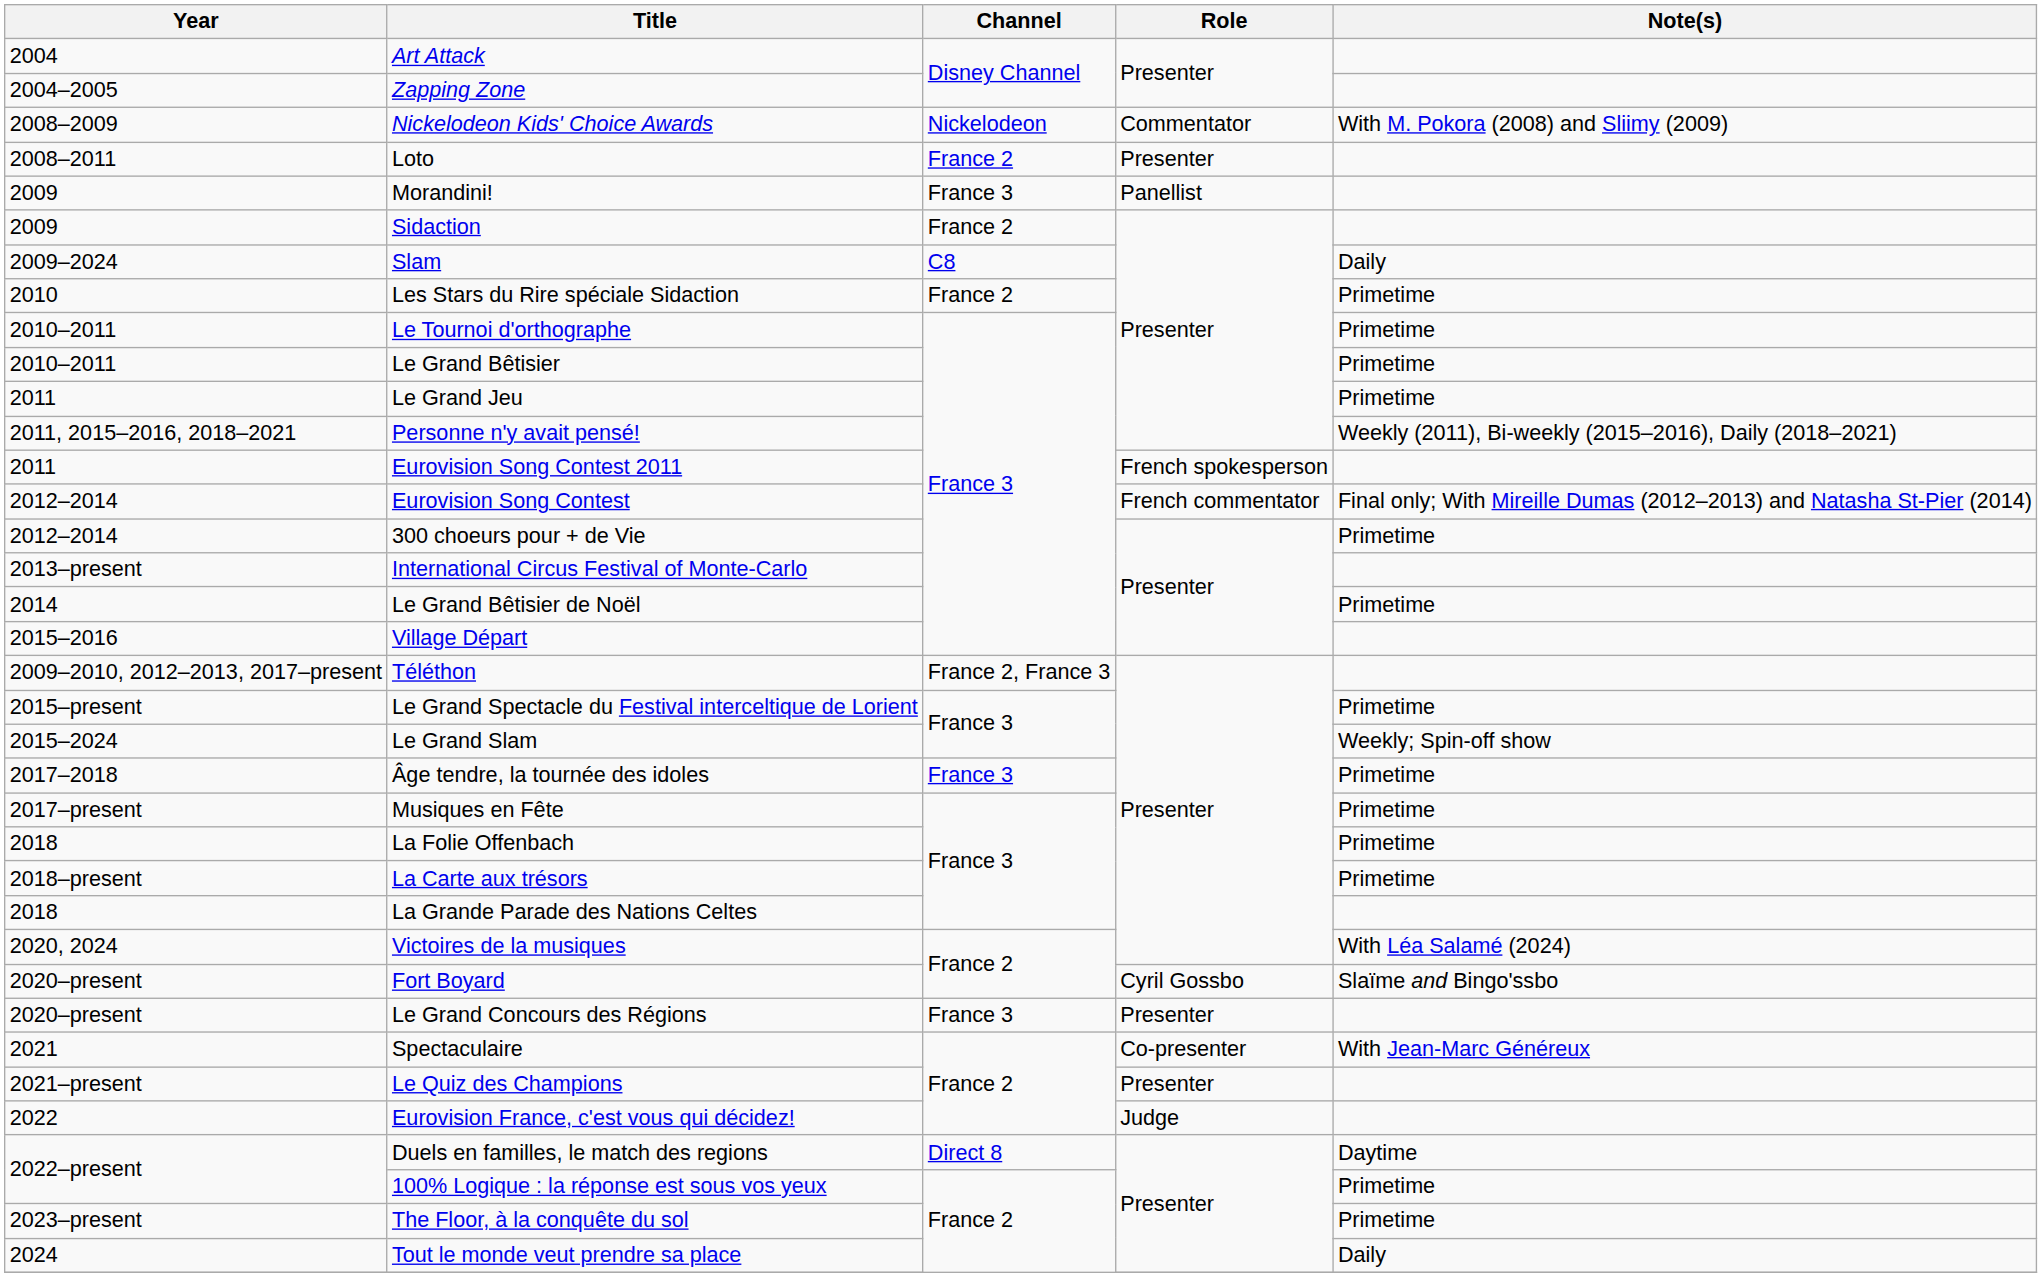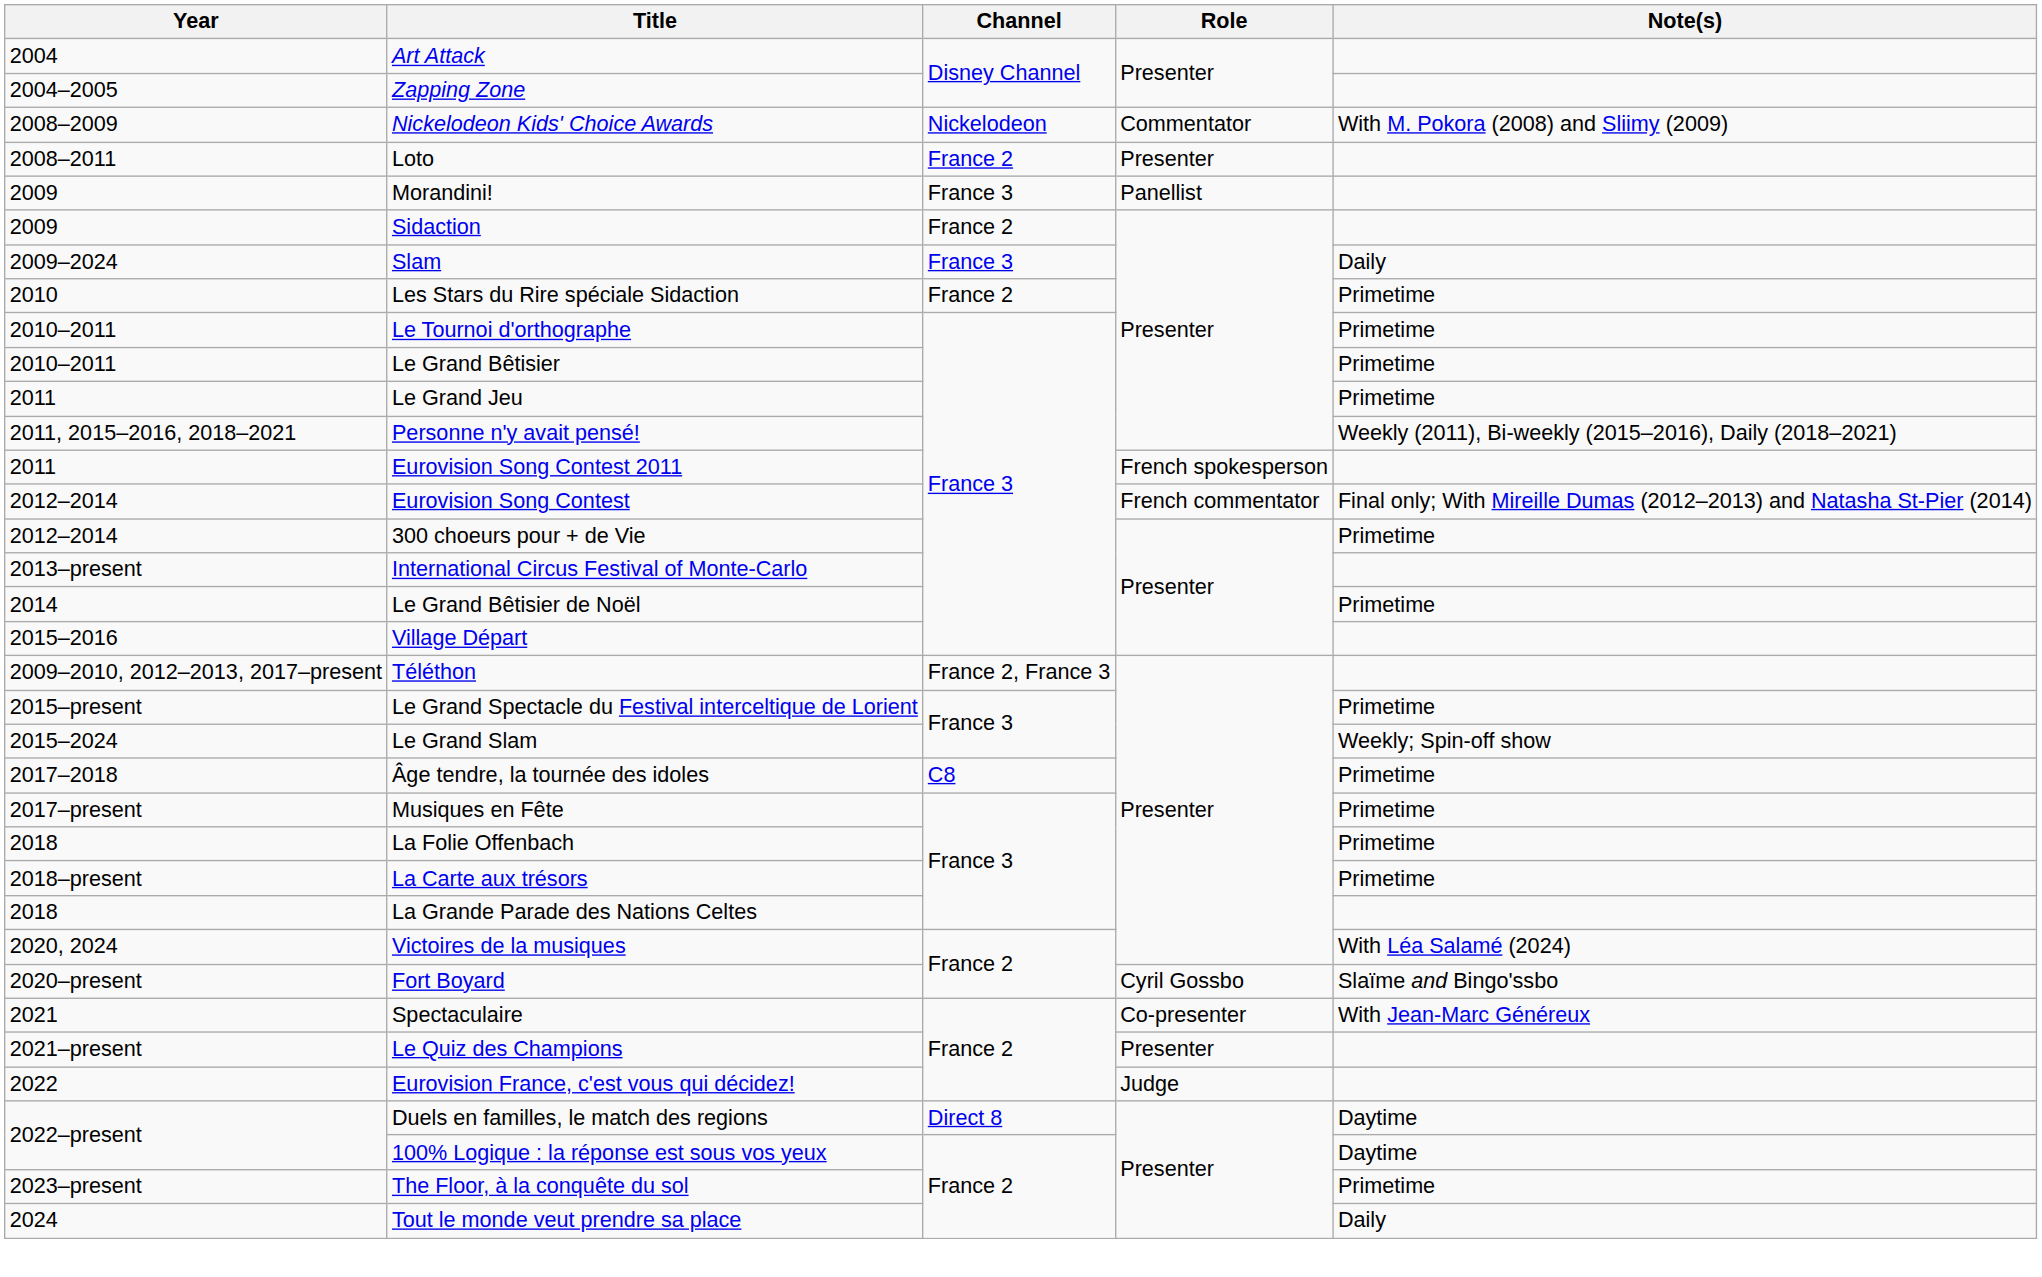(942, 261) C8 -> (970, 261) France 3
(970, 775) France 3 -> (942, 775) C8
- row: (549, 1015)
(1387, 1186) Primetime -> (1378, 1152) Daytime
